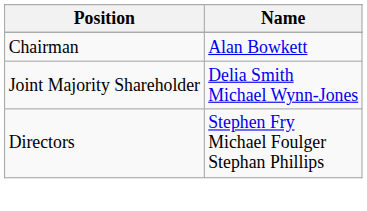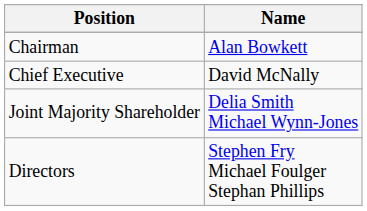+ row: (66, 74)
